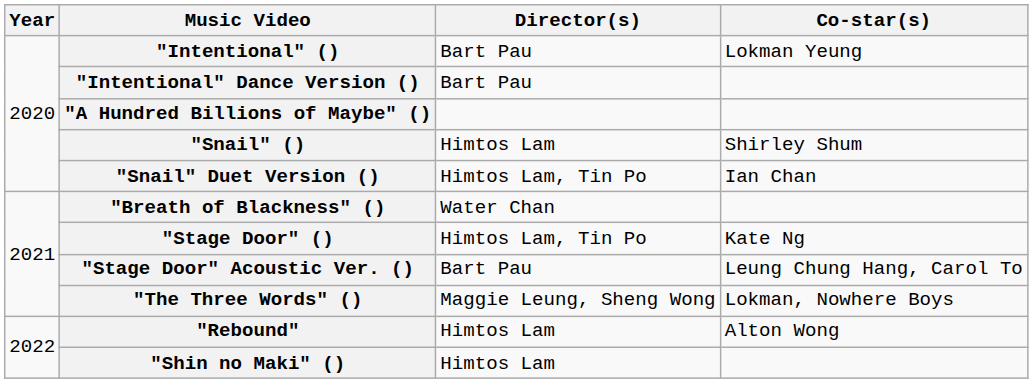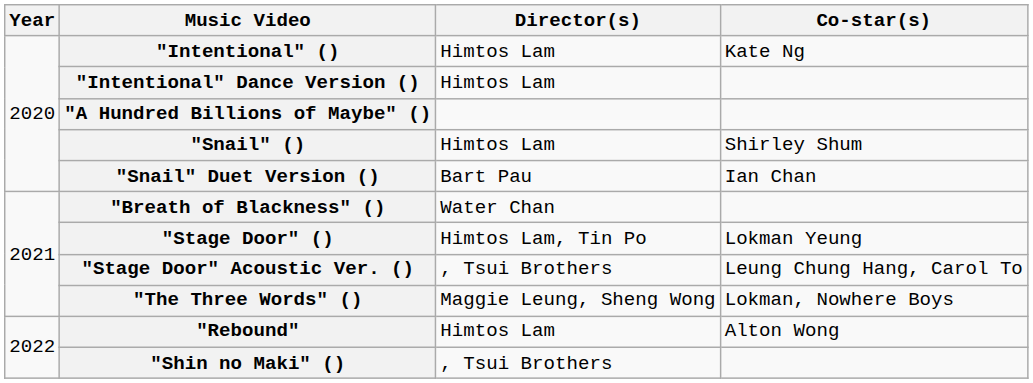(486, 51) Bart Pau -> (498, 51) Himtos Lam
(793, 51) Lokman Yeung -> (765, 51) Kate Ng
(486, 83) Bart Pau -> (498, 83) Himtos Lam
(544, 176) Himtos Lam, Tin Po -> (486, 176) Bart Pau
(765, 238) Kate Ng -> (793, 238) Lokman Yeung
(486, 269) Bart Pau -> (526, 269) , Tsui Brothers
(498, 363) Himtos Lam -> (526, 363) , Tsui Brothers
